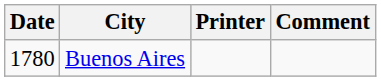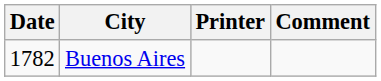(32, 57) 1780 -> (32, 57) 1782
